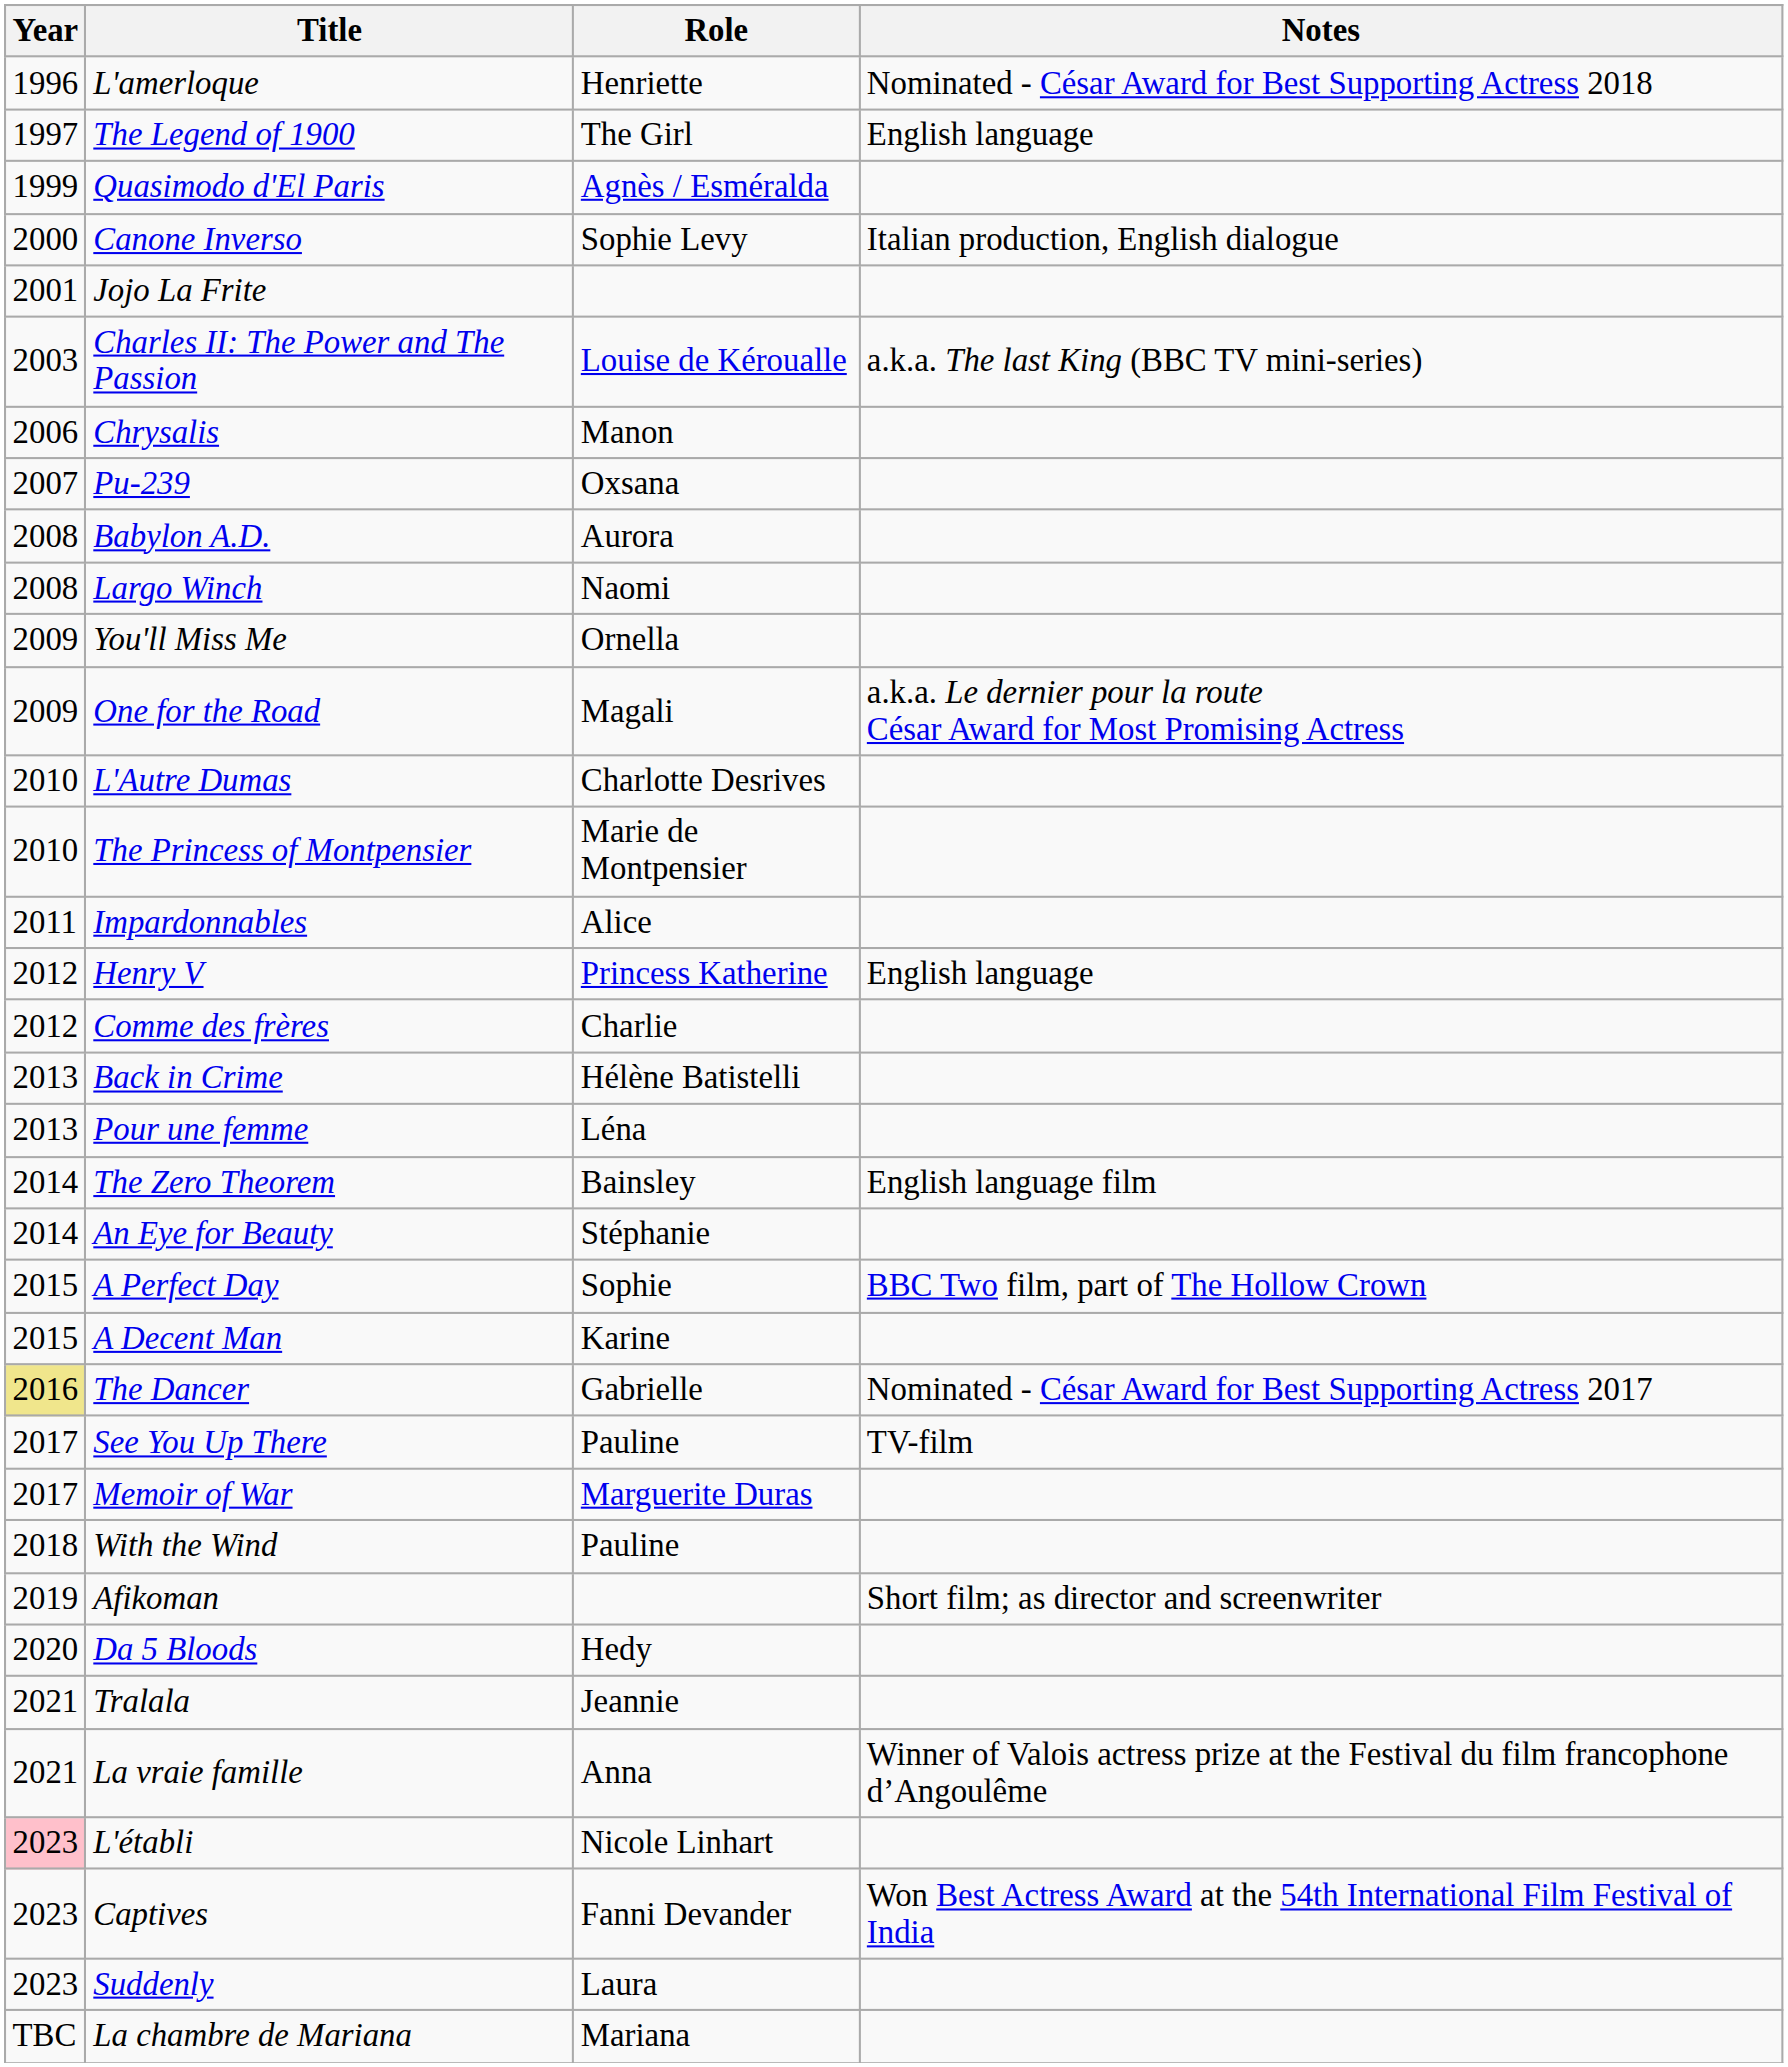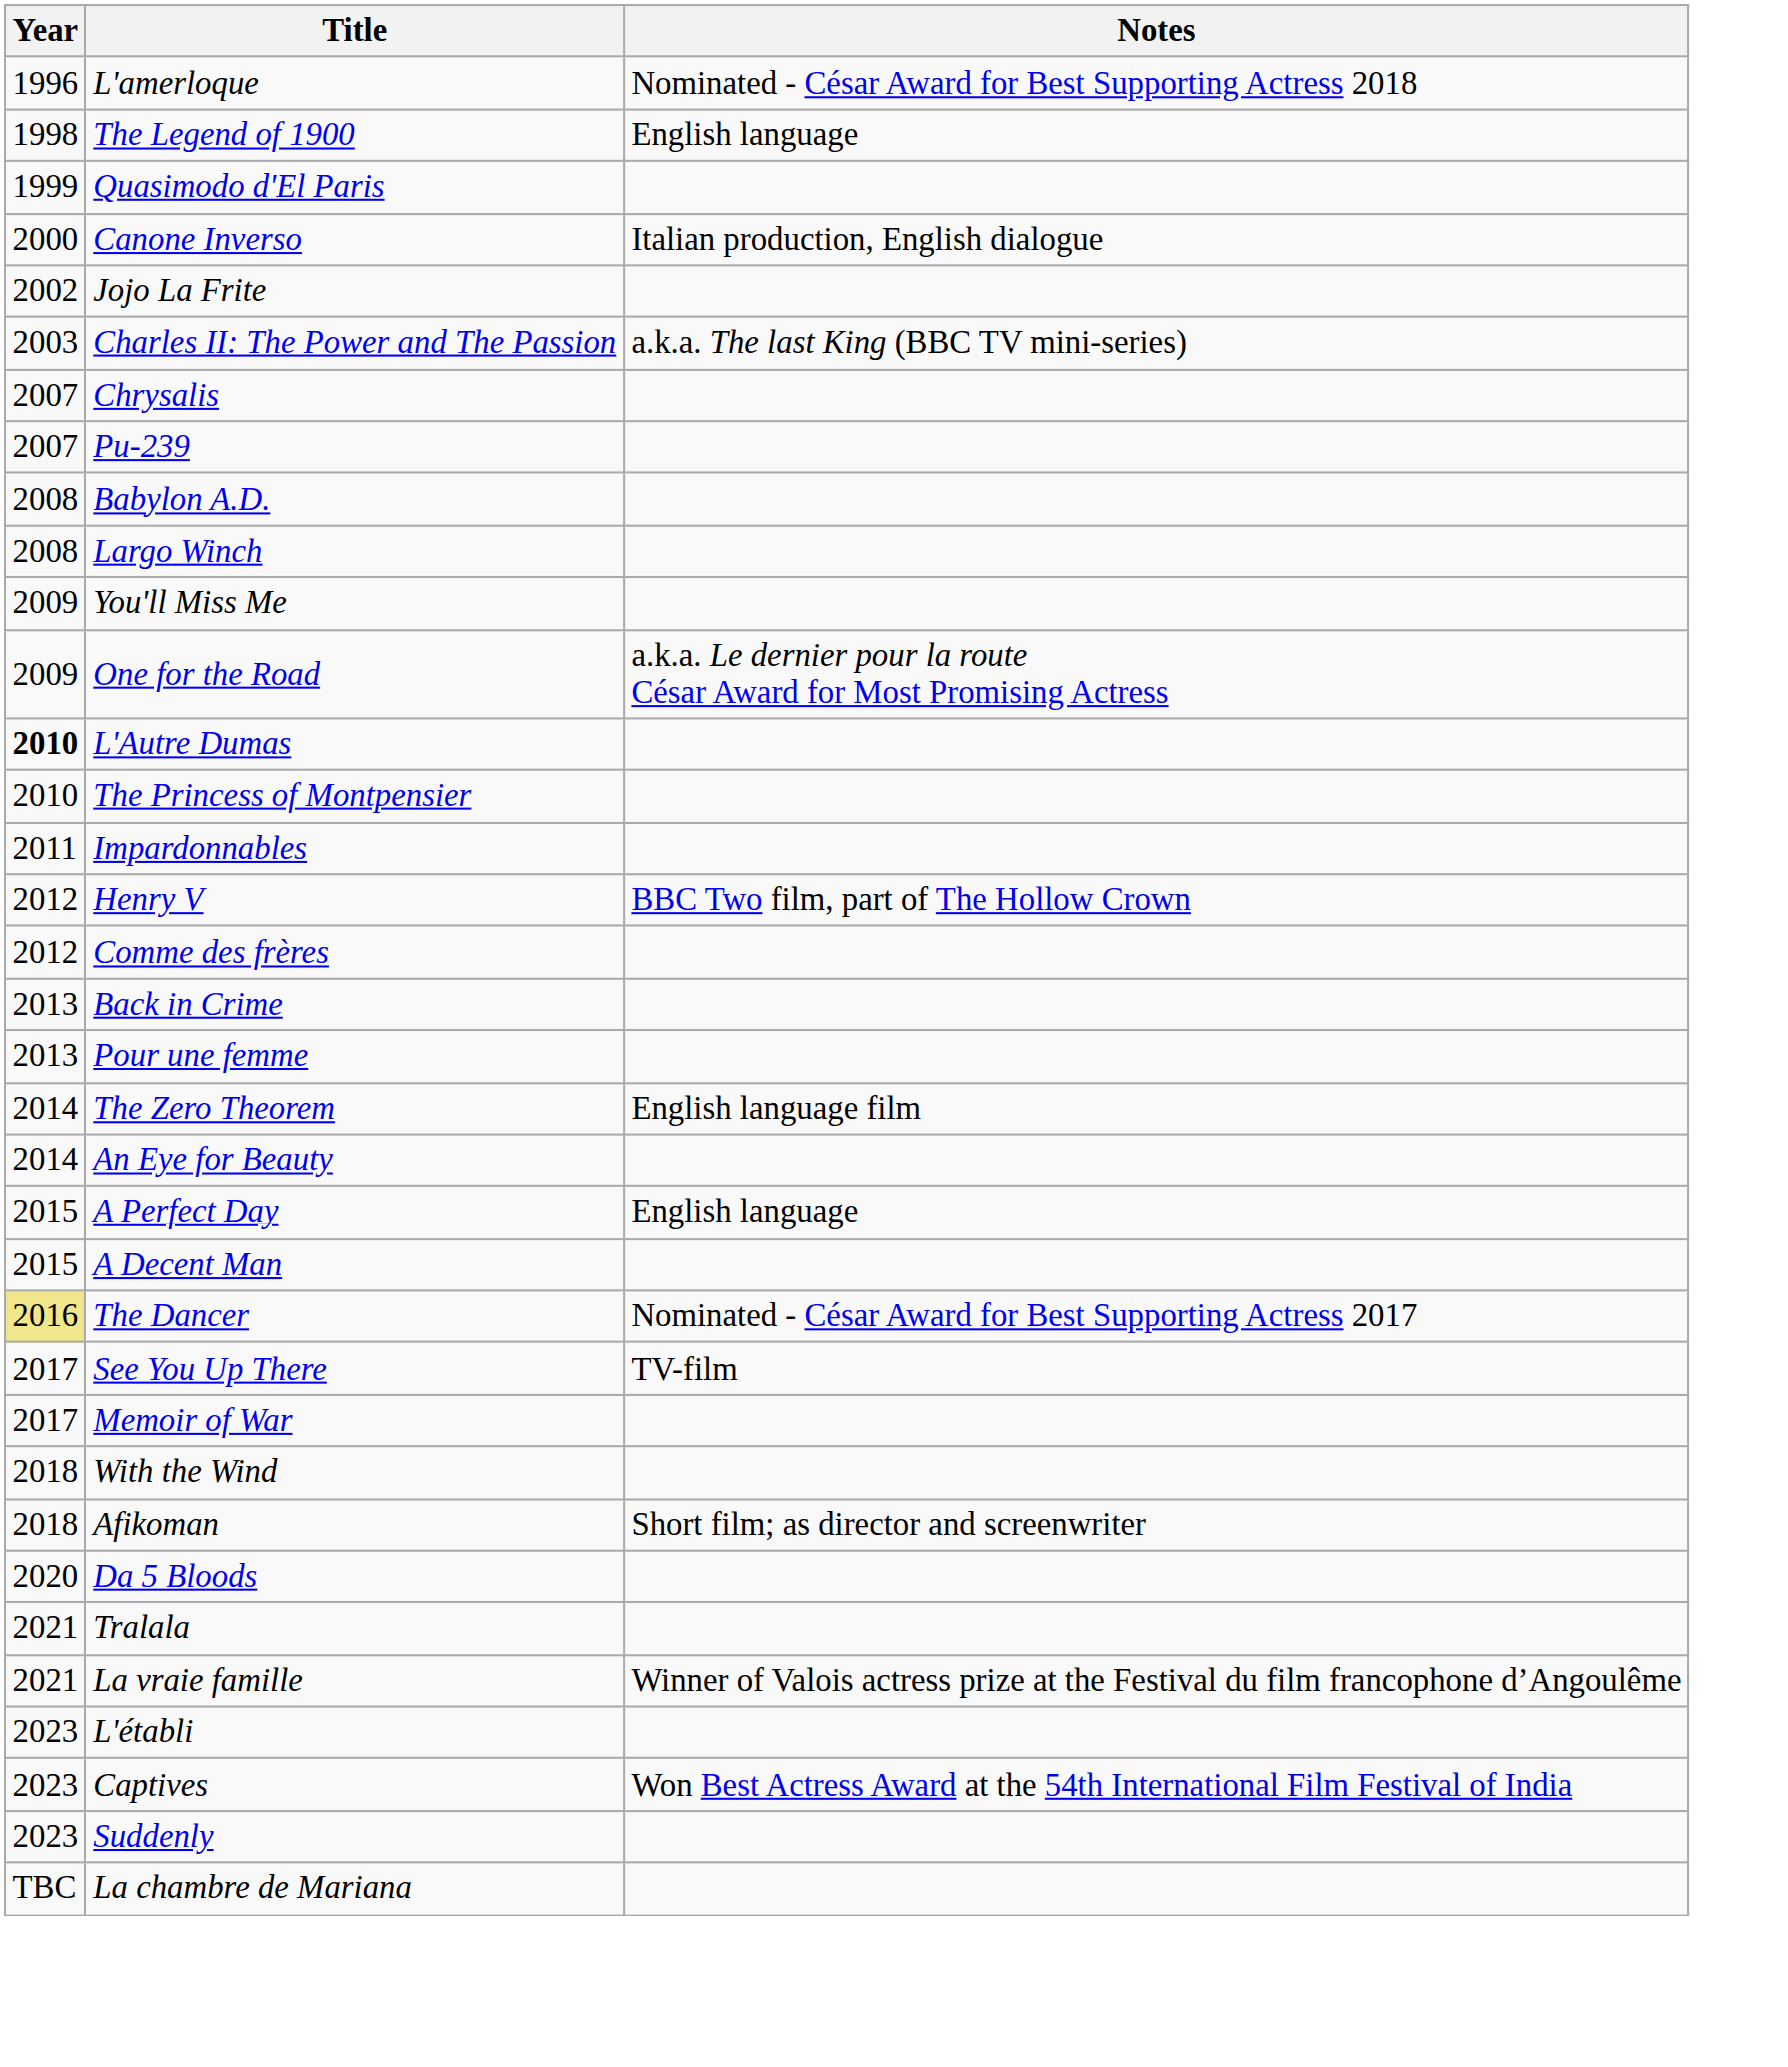- column: (716, 30)
(45, 134) 1997 -> (45, 134) 1998
(45, 290) 2001 -> (45, 290) 2002
(45, 431) 2006 -> (45, 394) 2007
(45, 780) normal -> (45, 743) bold
(980, 973) English language -> (911, 899) BBC Two film, part of The Hollow Crown
(1147, 1285) BBC Two film, part of The Hollow Crown -> (745, 1211) English language
(45, 1597) 2019 -> (45, 1523) 2018
(45, 1842) pink background -> (45, 1732) no background
